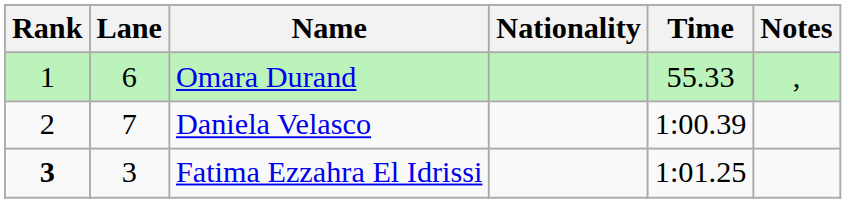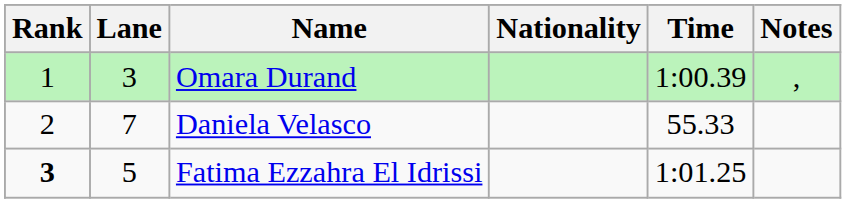(129, 76) 6 -> (129, 76) 3
(701, 76) 55.33 -> (701, 76) 1:00.39
(701, 124) 1:00.39 -> (701, 124) 55.33
(129, 172) 3 -> (129, 172) 5
